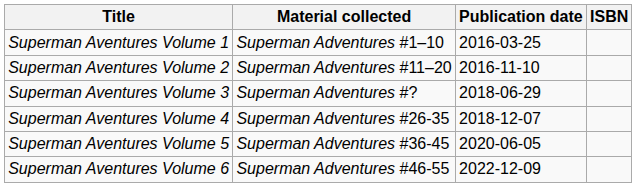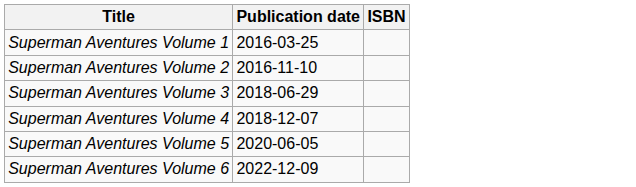- column: (344, 17)
